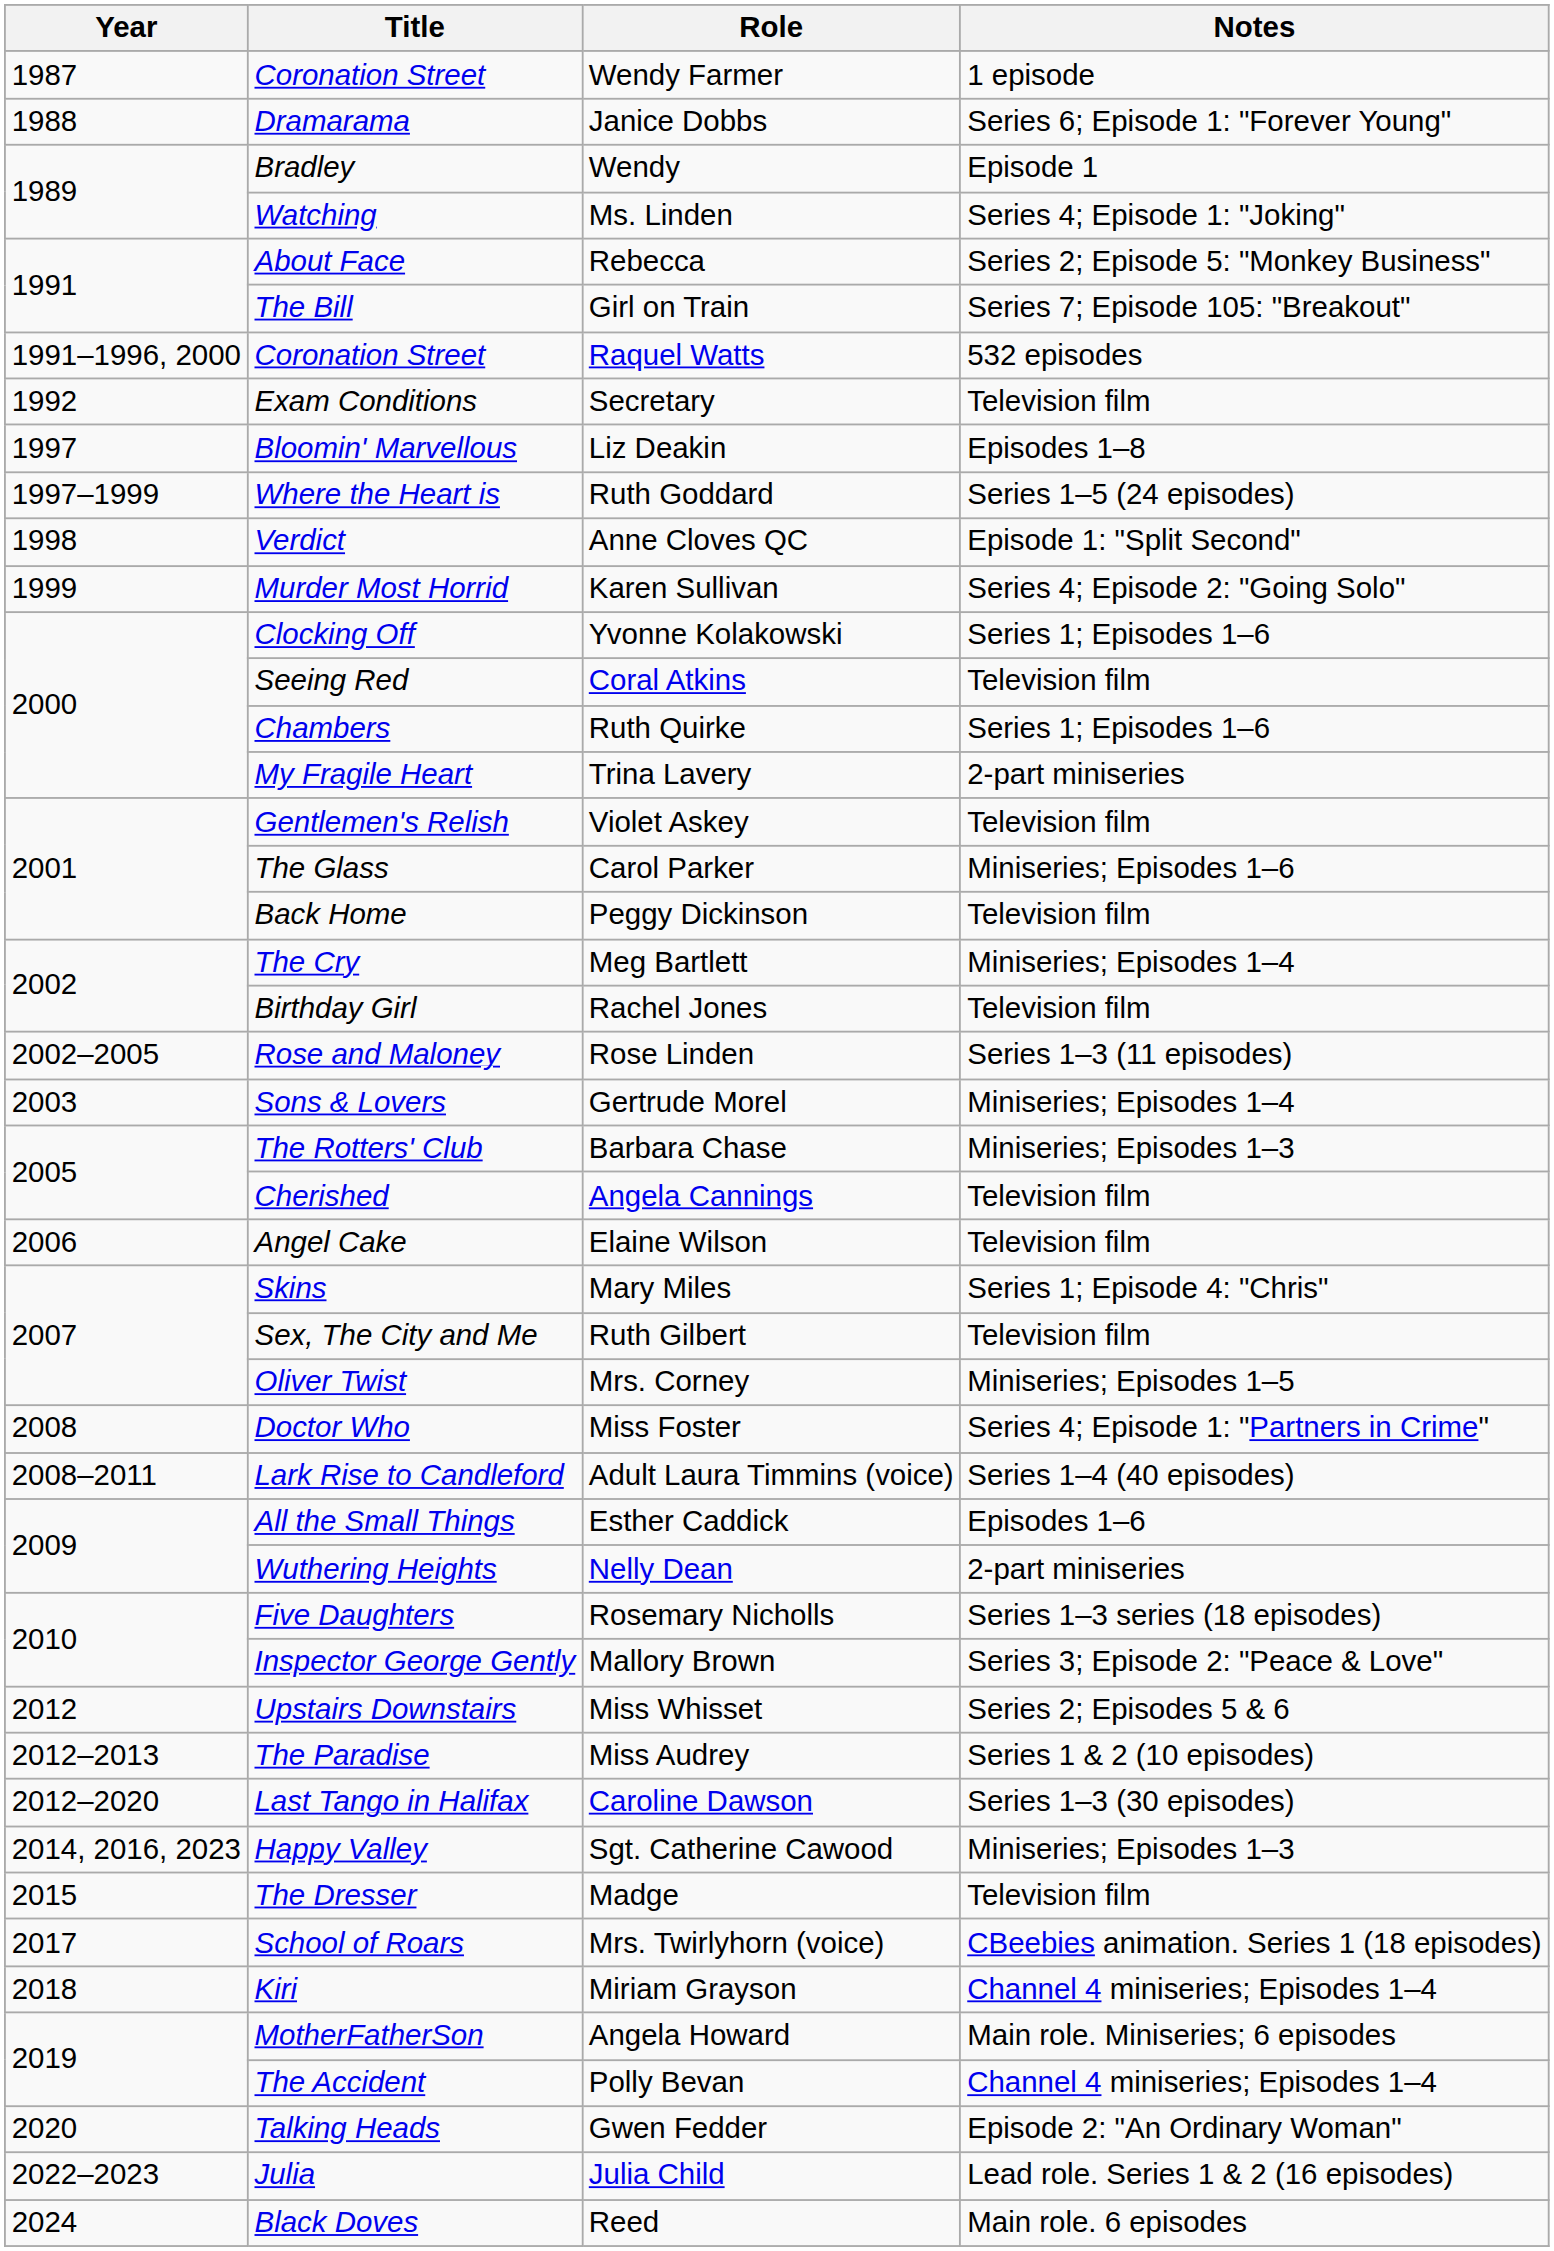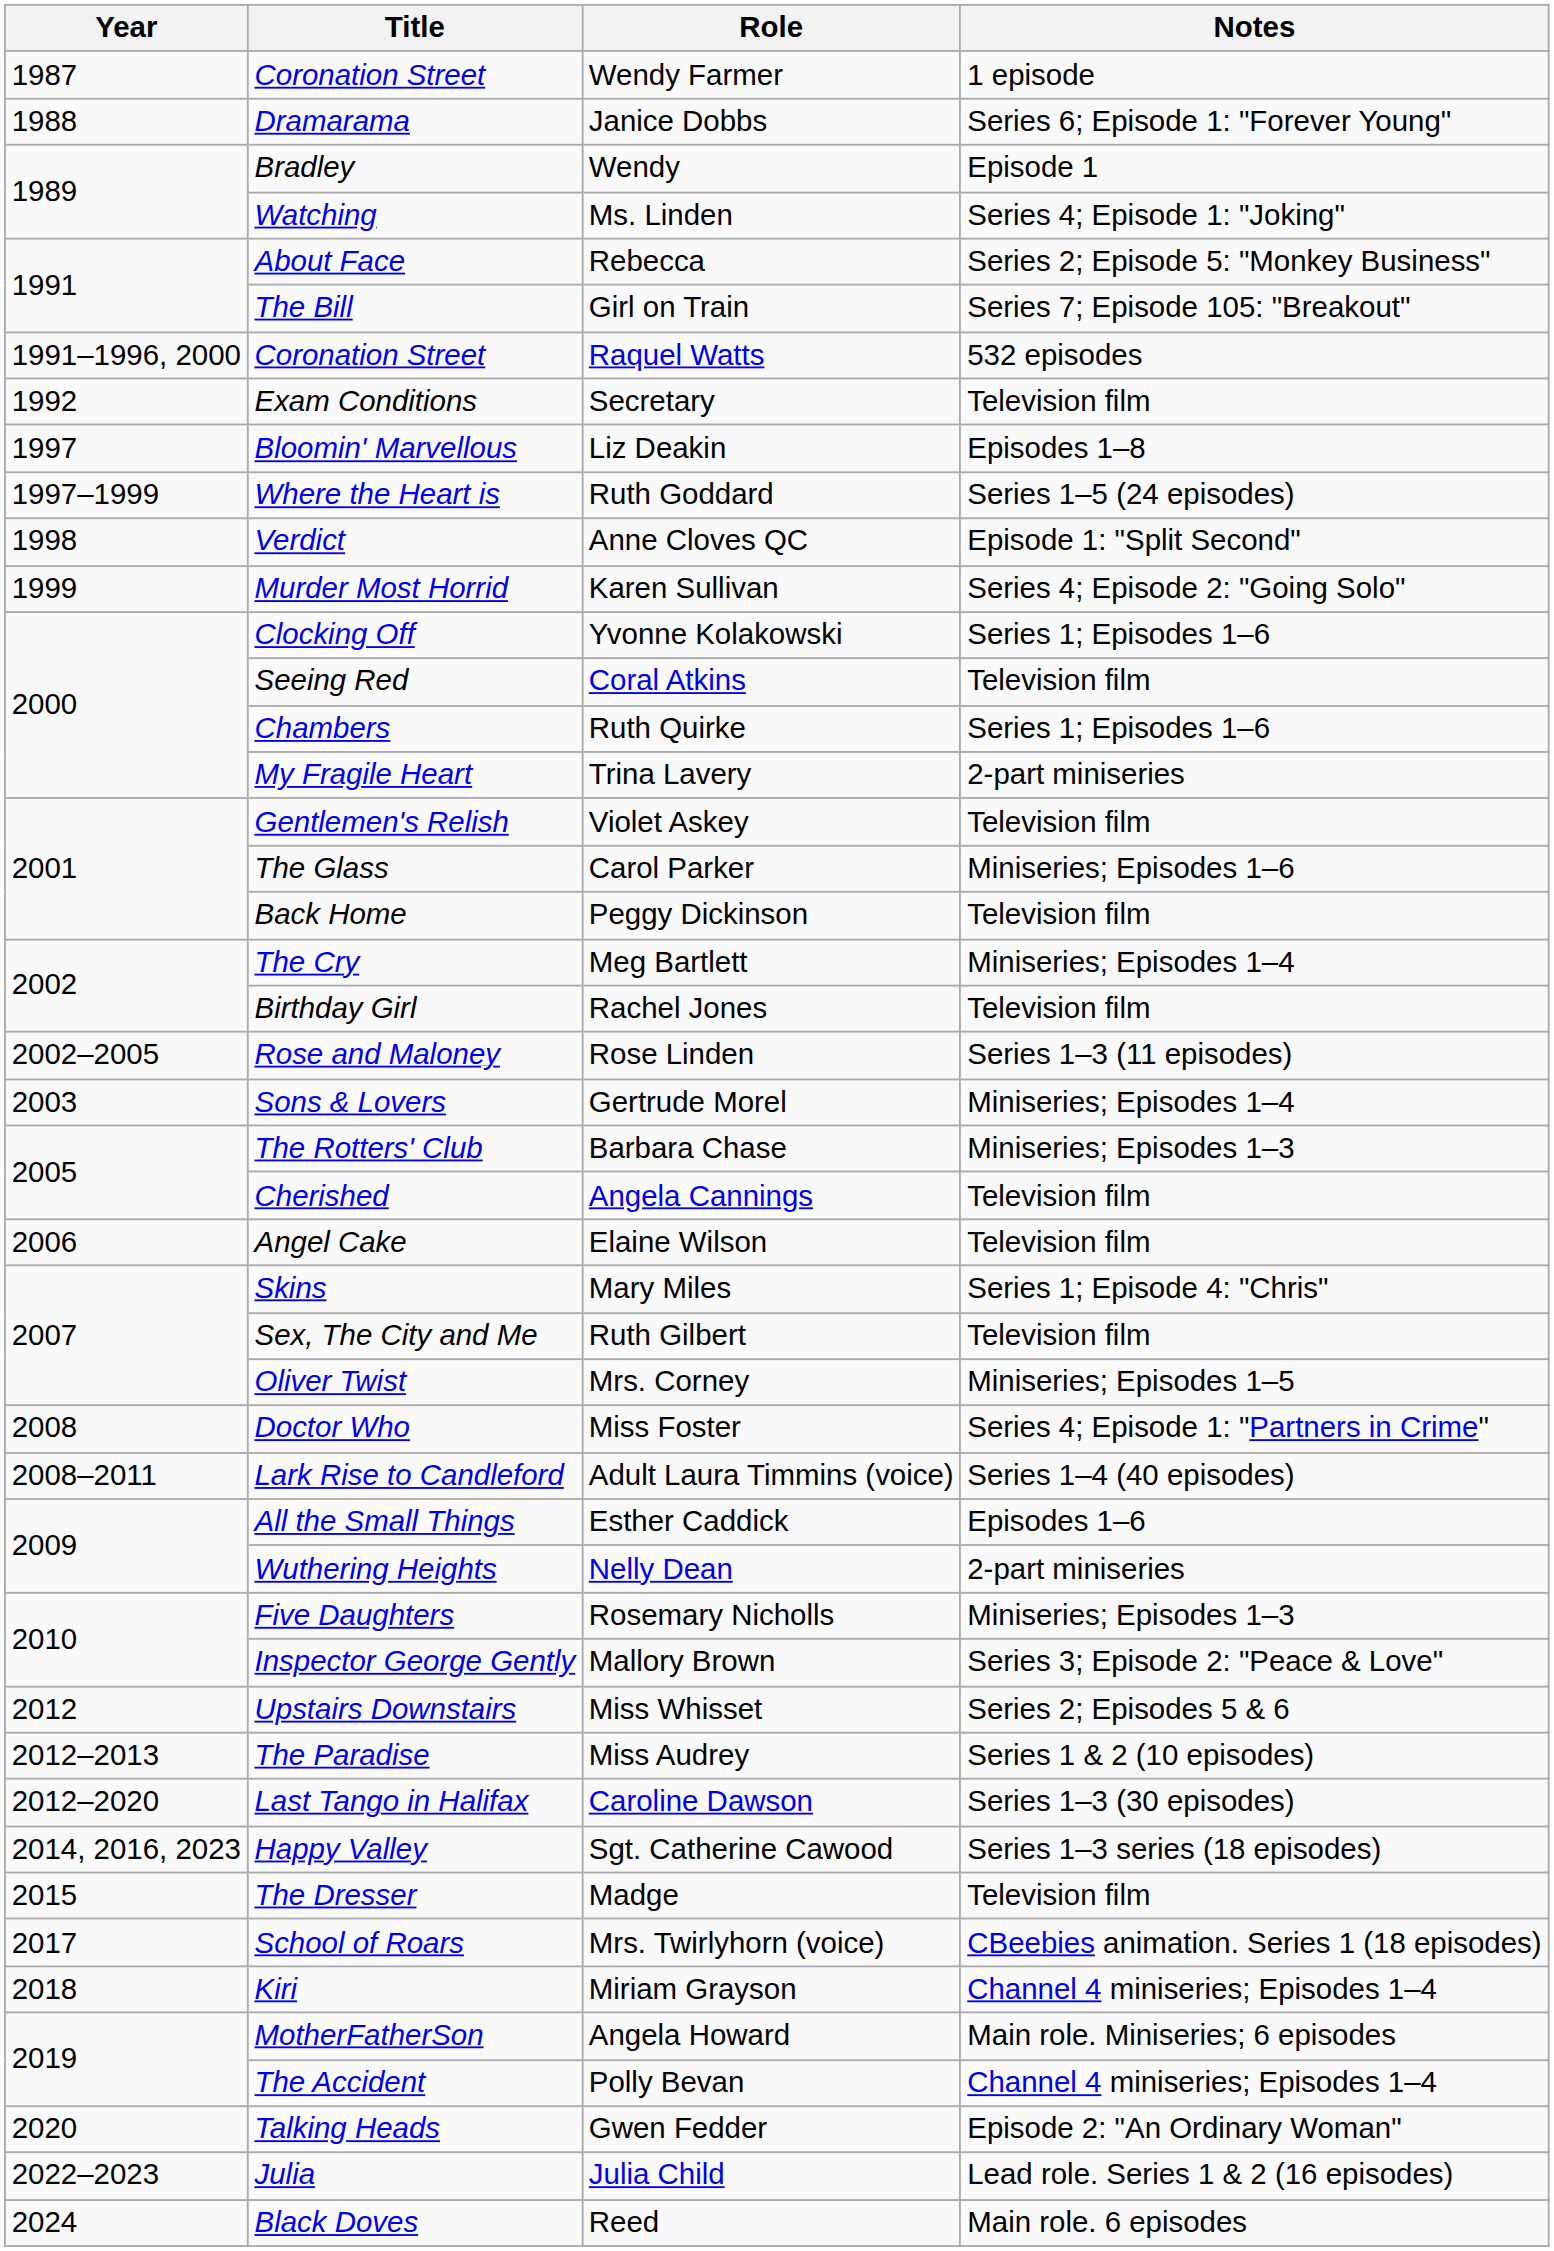(1174, 1615) Series 1–3 series (18 episodes) -> (1131, 1615) Miniseries; Episodes 1–3
(1131, 1848) Miniseries; Episodes 1–3 -> (1174, 1848) Series 1–3 series (18 episodes)
